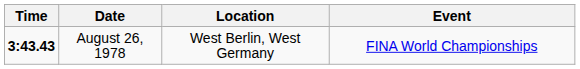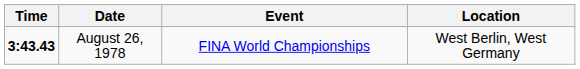columns swapped: (452, 16) <-> (245, 16)
